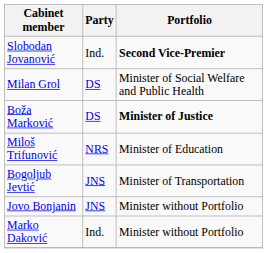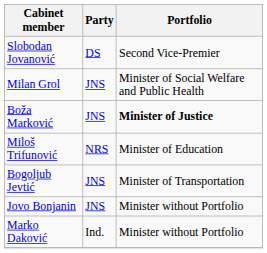(95, 52) Ind. -> (93, 52) DS
(172, 52) bold -> (169, 52) normal
(93, 84) DS -> (95, 84) JNS
(93, 116) DS -> (95, 116) JNS
